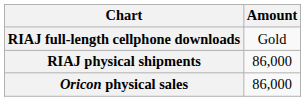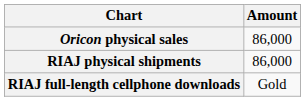rows swapped: (124, 84) <-> (124, 38)
